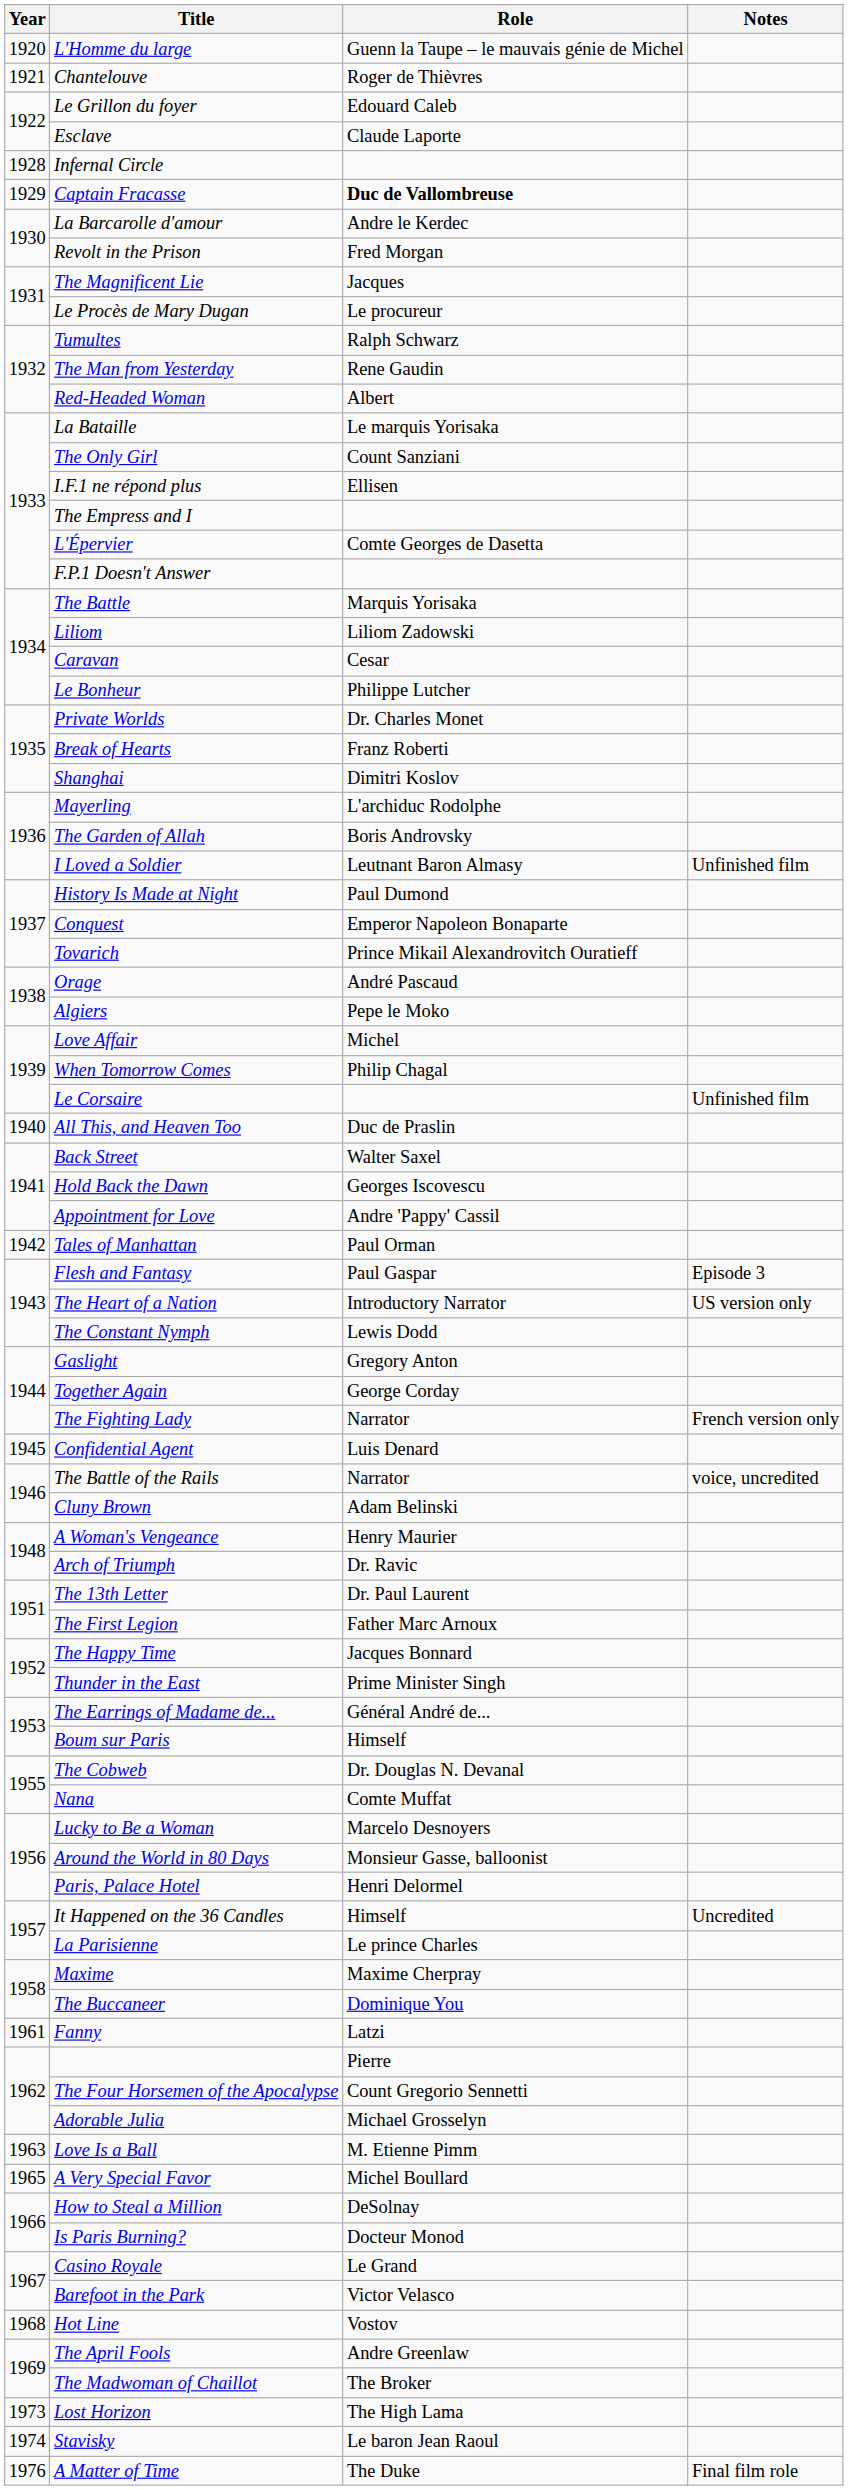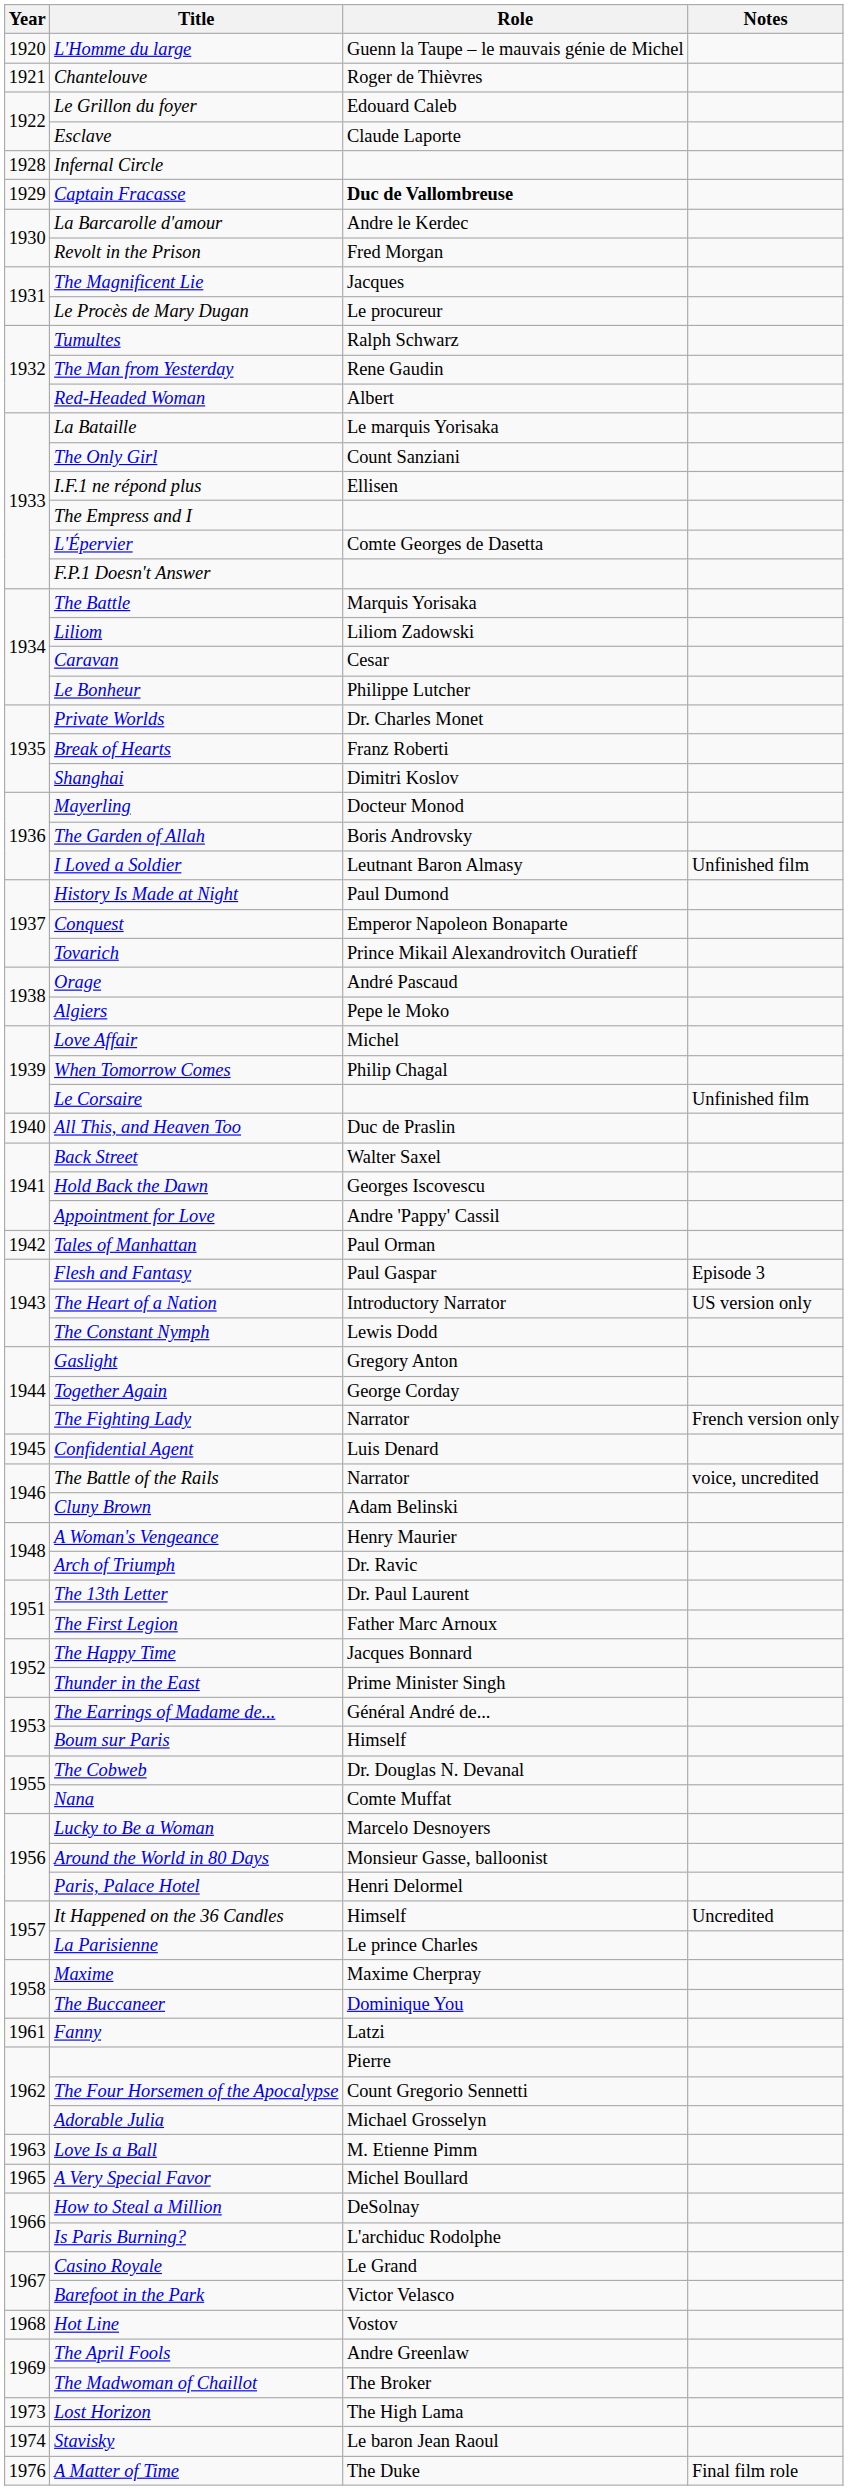(424, 806) L'archiduc Rodolphe -> (405, 806) Docteur Monod
(405, 2236) Docteur Monod -> (424, 2236) L'archiduc Rodolphe
